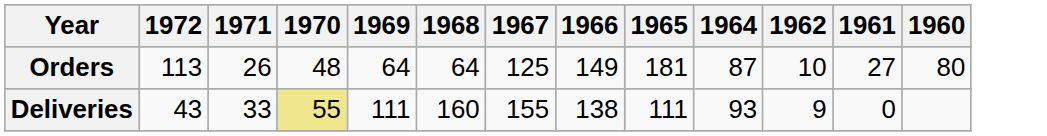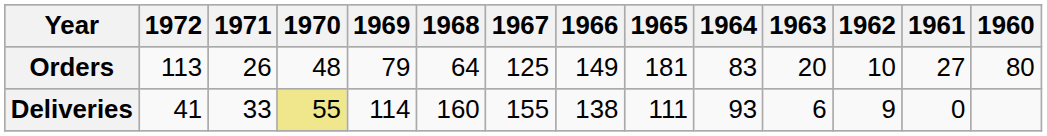+ column: (798, 25)
(396, 68) 64 -> (396, 68) 79
(743, 68) 87 -> (743, 68) 83
(188, 110) 43 -> (188, 110) 41
(391, 110) 111 -> (390, 110) 114
